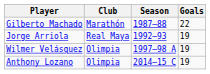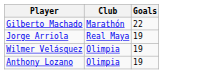- column: (155, 11)
